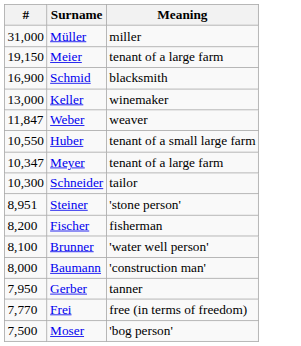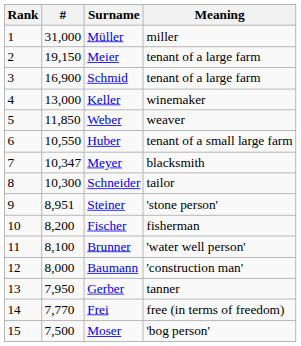+ column: (23, 15)
(138, 78) blacksmith -> (204, 78) tenant of a large farm
(25, 120) 11,847 -> (63, 120) 11,850
(166, 162) tenant of a large farm -> (176, 162) blacksmith
